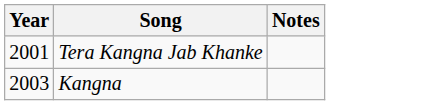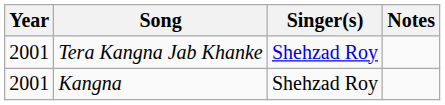+ column: (325, 20)
(29, 83) 2003 -> (29, 83) 2001
